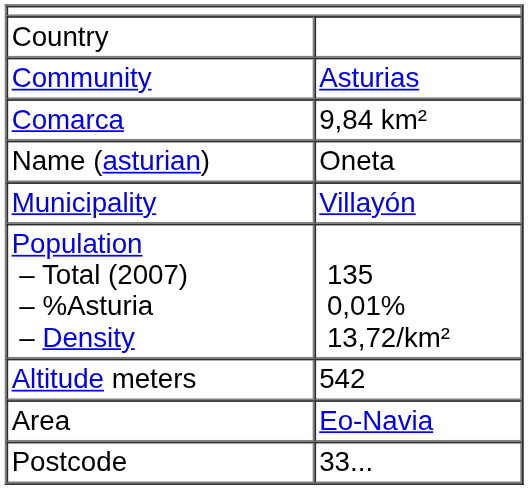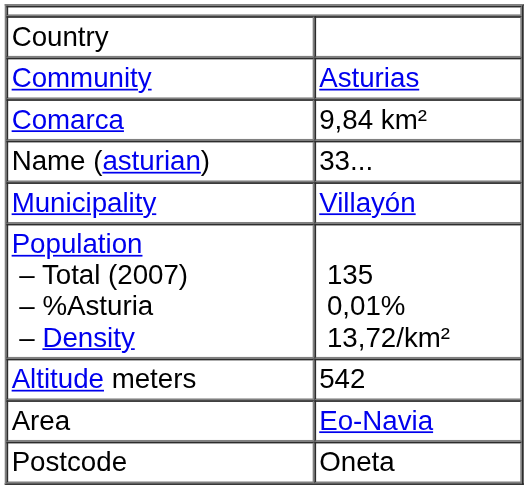(357, 161) Oneta -> (346, 161) 33...
(346, 462) 33... -> (357, 462) Oneta
